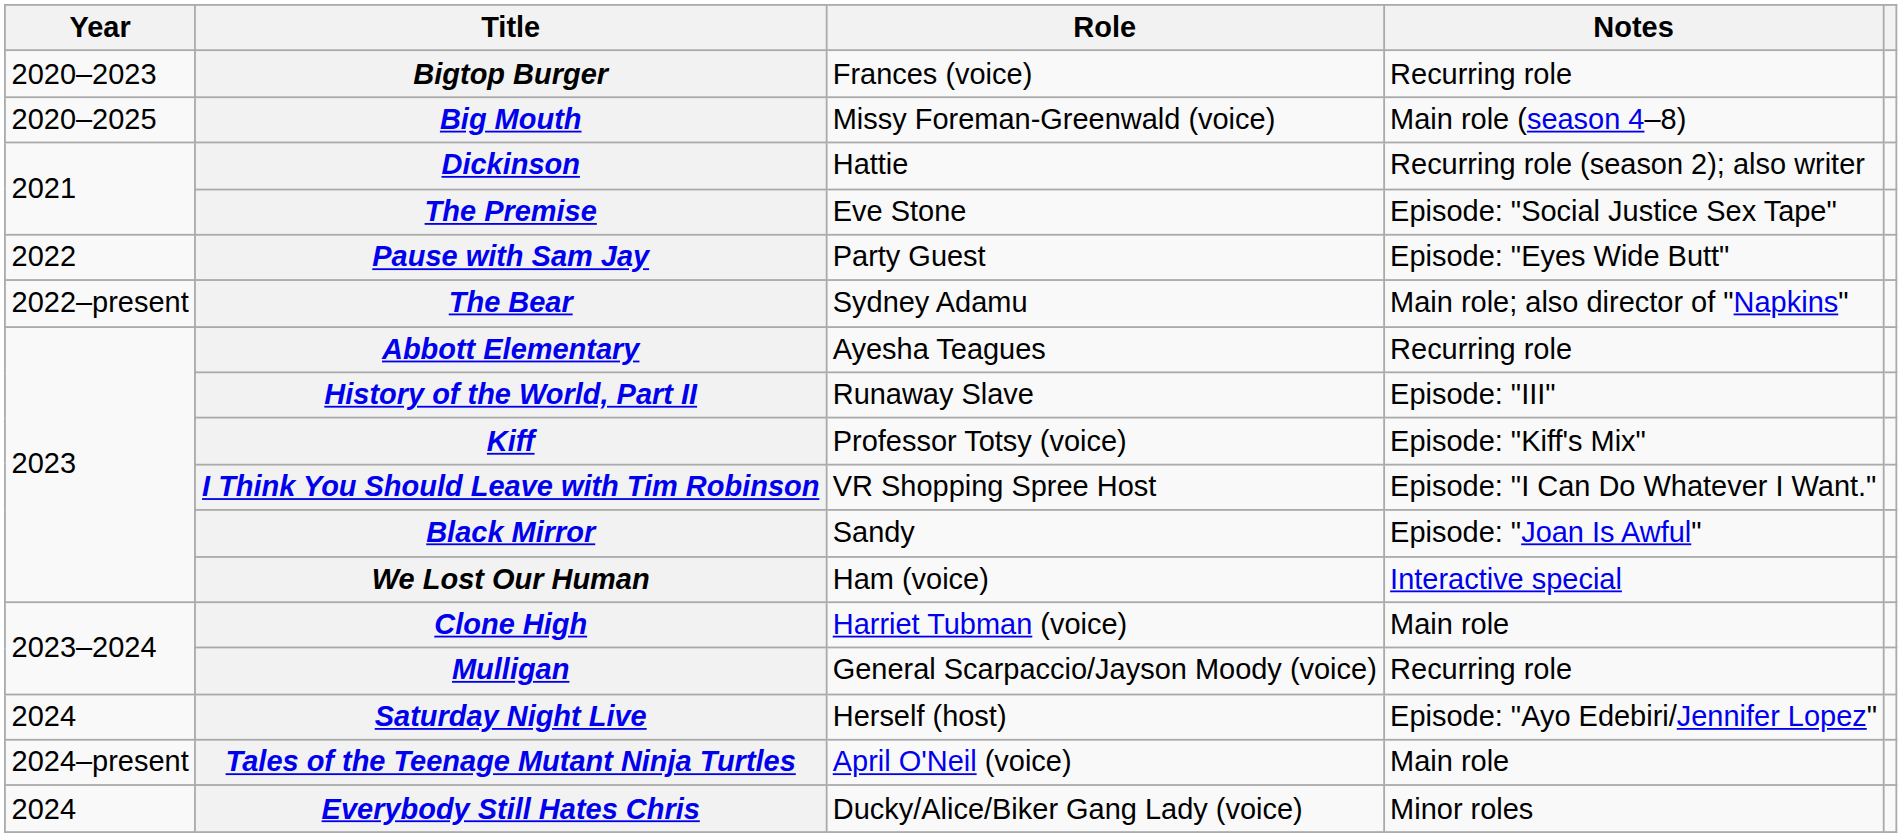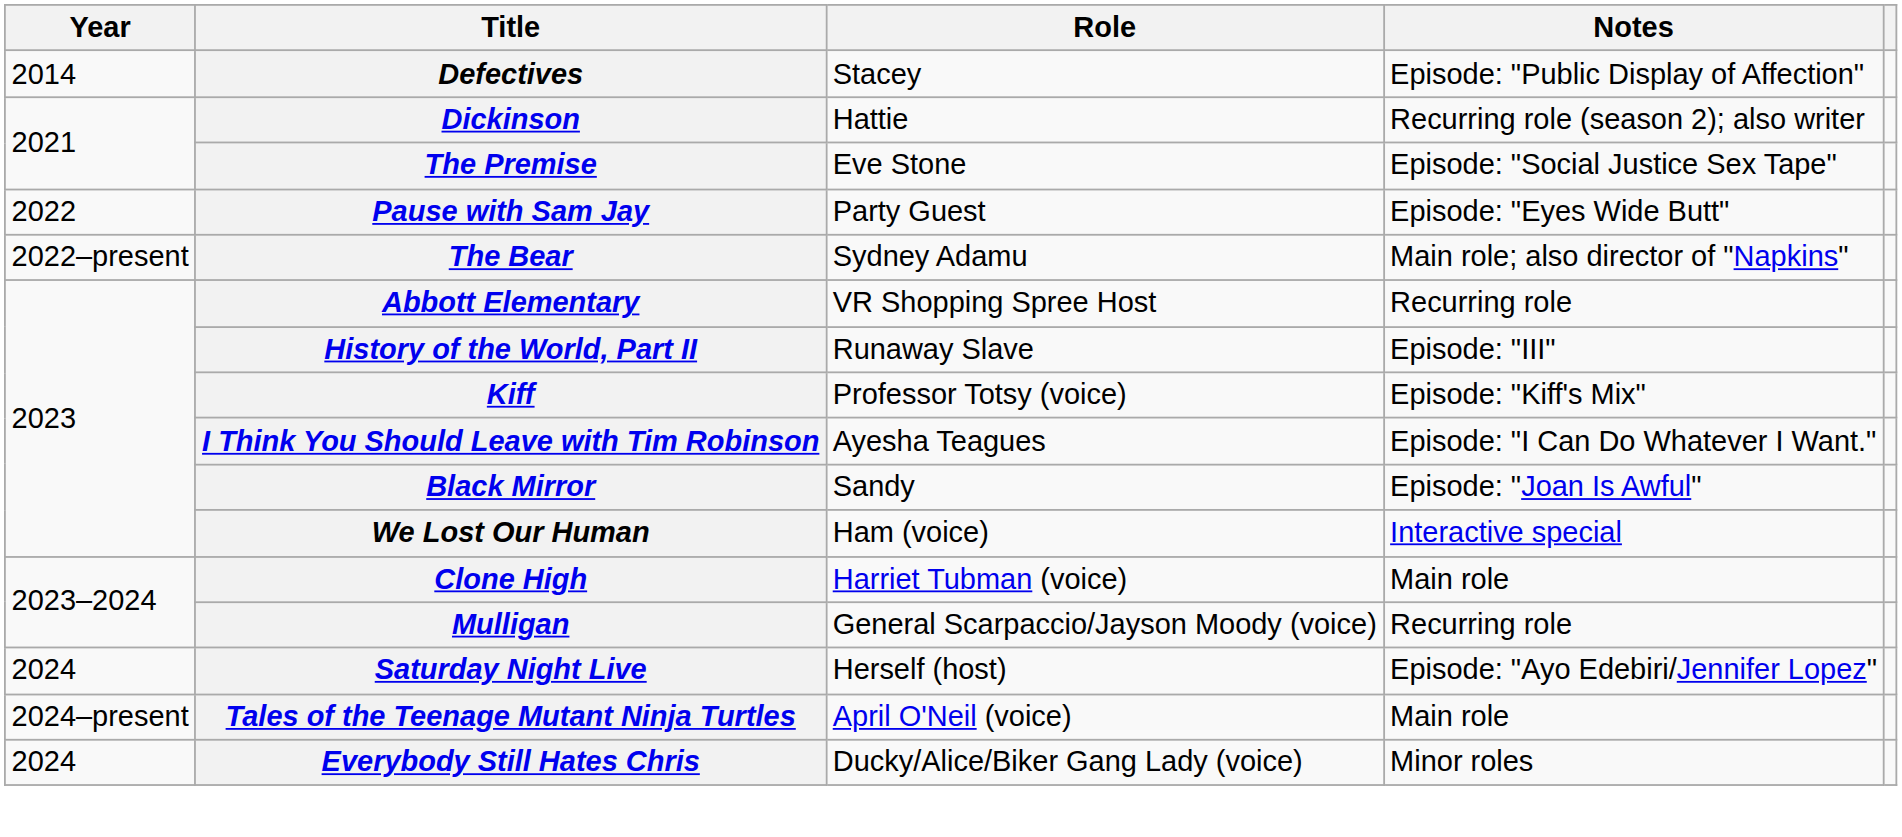+ row: (511, 73)
- row: (511, 73)
- row: (511, 119)
(939, 348) Ayesha Teagues -> (995, 303) VR Shopping Spree Host
(995, 486) VR Shopping Spree Host -> (939, 440) Ayesha Teagues
